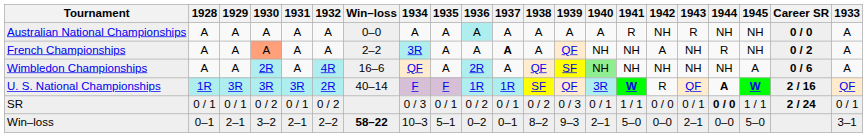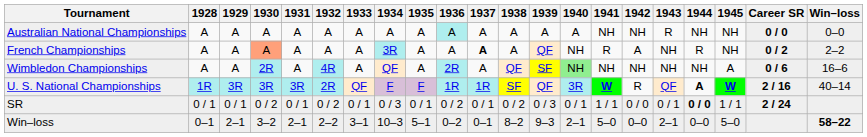columns swapped: (847, 13) <-> (372, 13)
(631, 31) R -> (607, 31) NH
(631, 50) NH -> (607, 50) R
